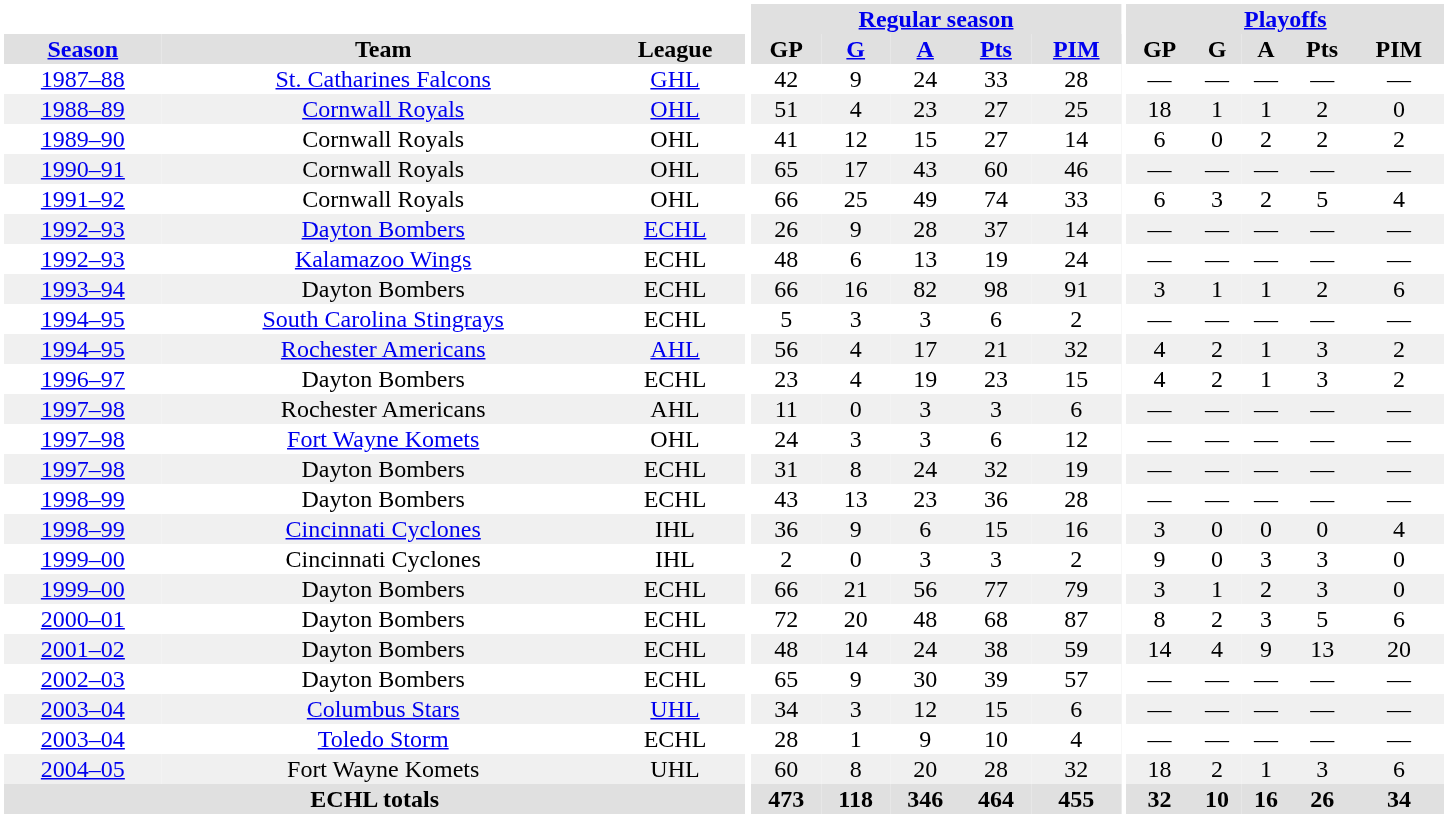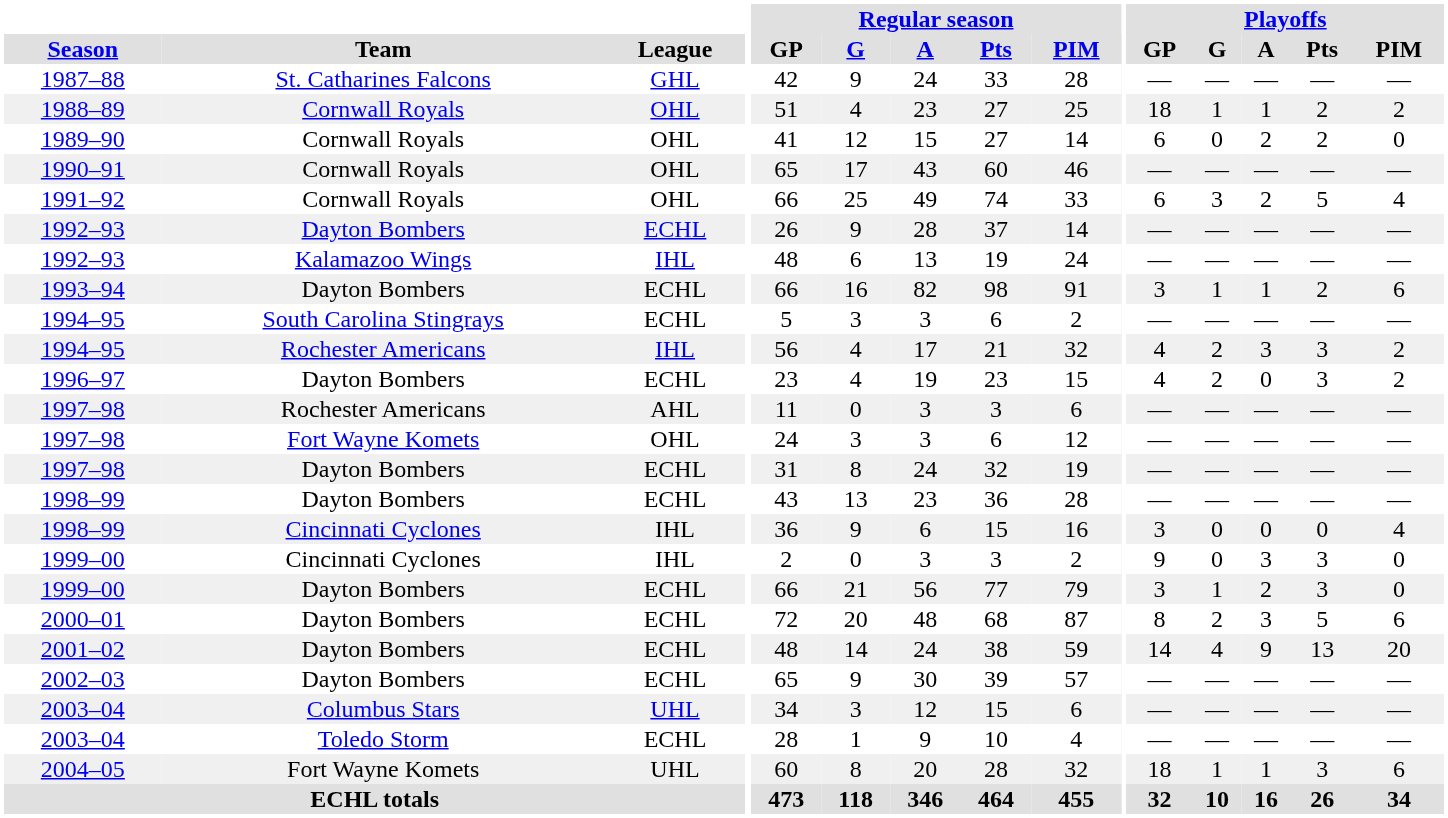(1399, 108) 0 -> (1399, 108) 2
(1399, 138) 2 -> (1399, 138) 0
(675, 258) ECHL -> (675, 258) IHL
(675, 348) AHL -> (675, 348) IHL
(1266, 348) 1 -> (1266, 348) 3
(1266, 378) 1 -> (1266, 378) 0
(1217, 768) 2 -> (1217, 768) 1
